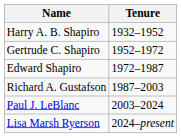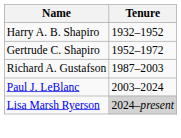- row: (44, 68)
(143, 123) no background -> (143, 105) lightgrey background
